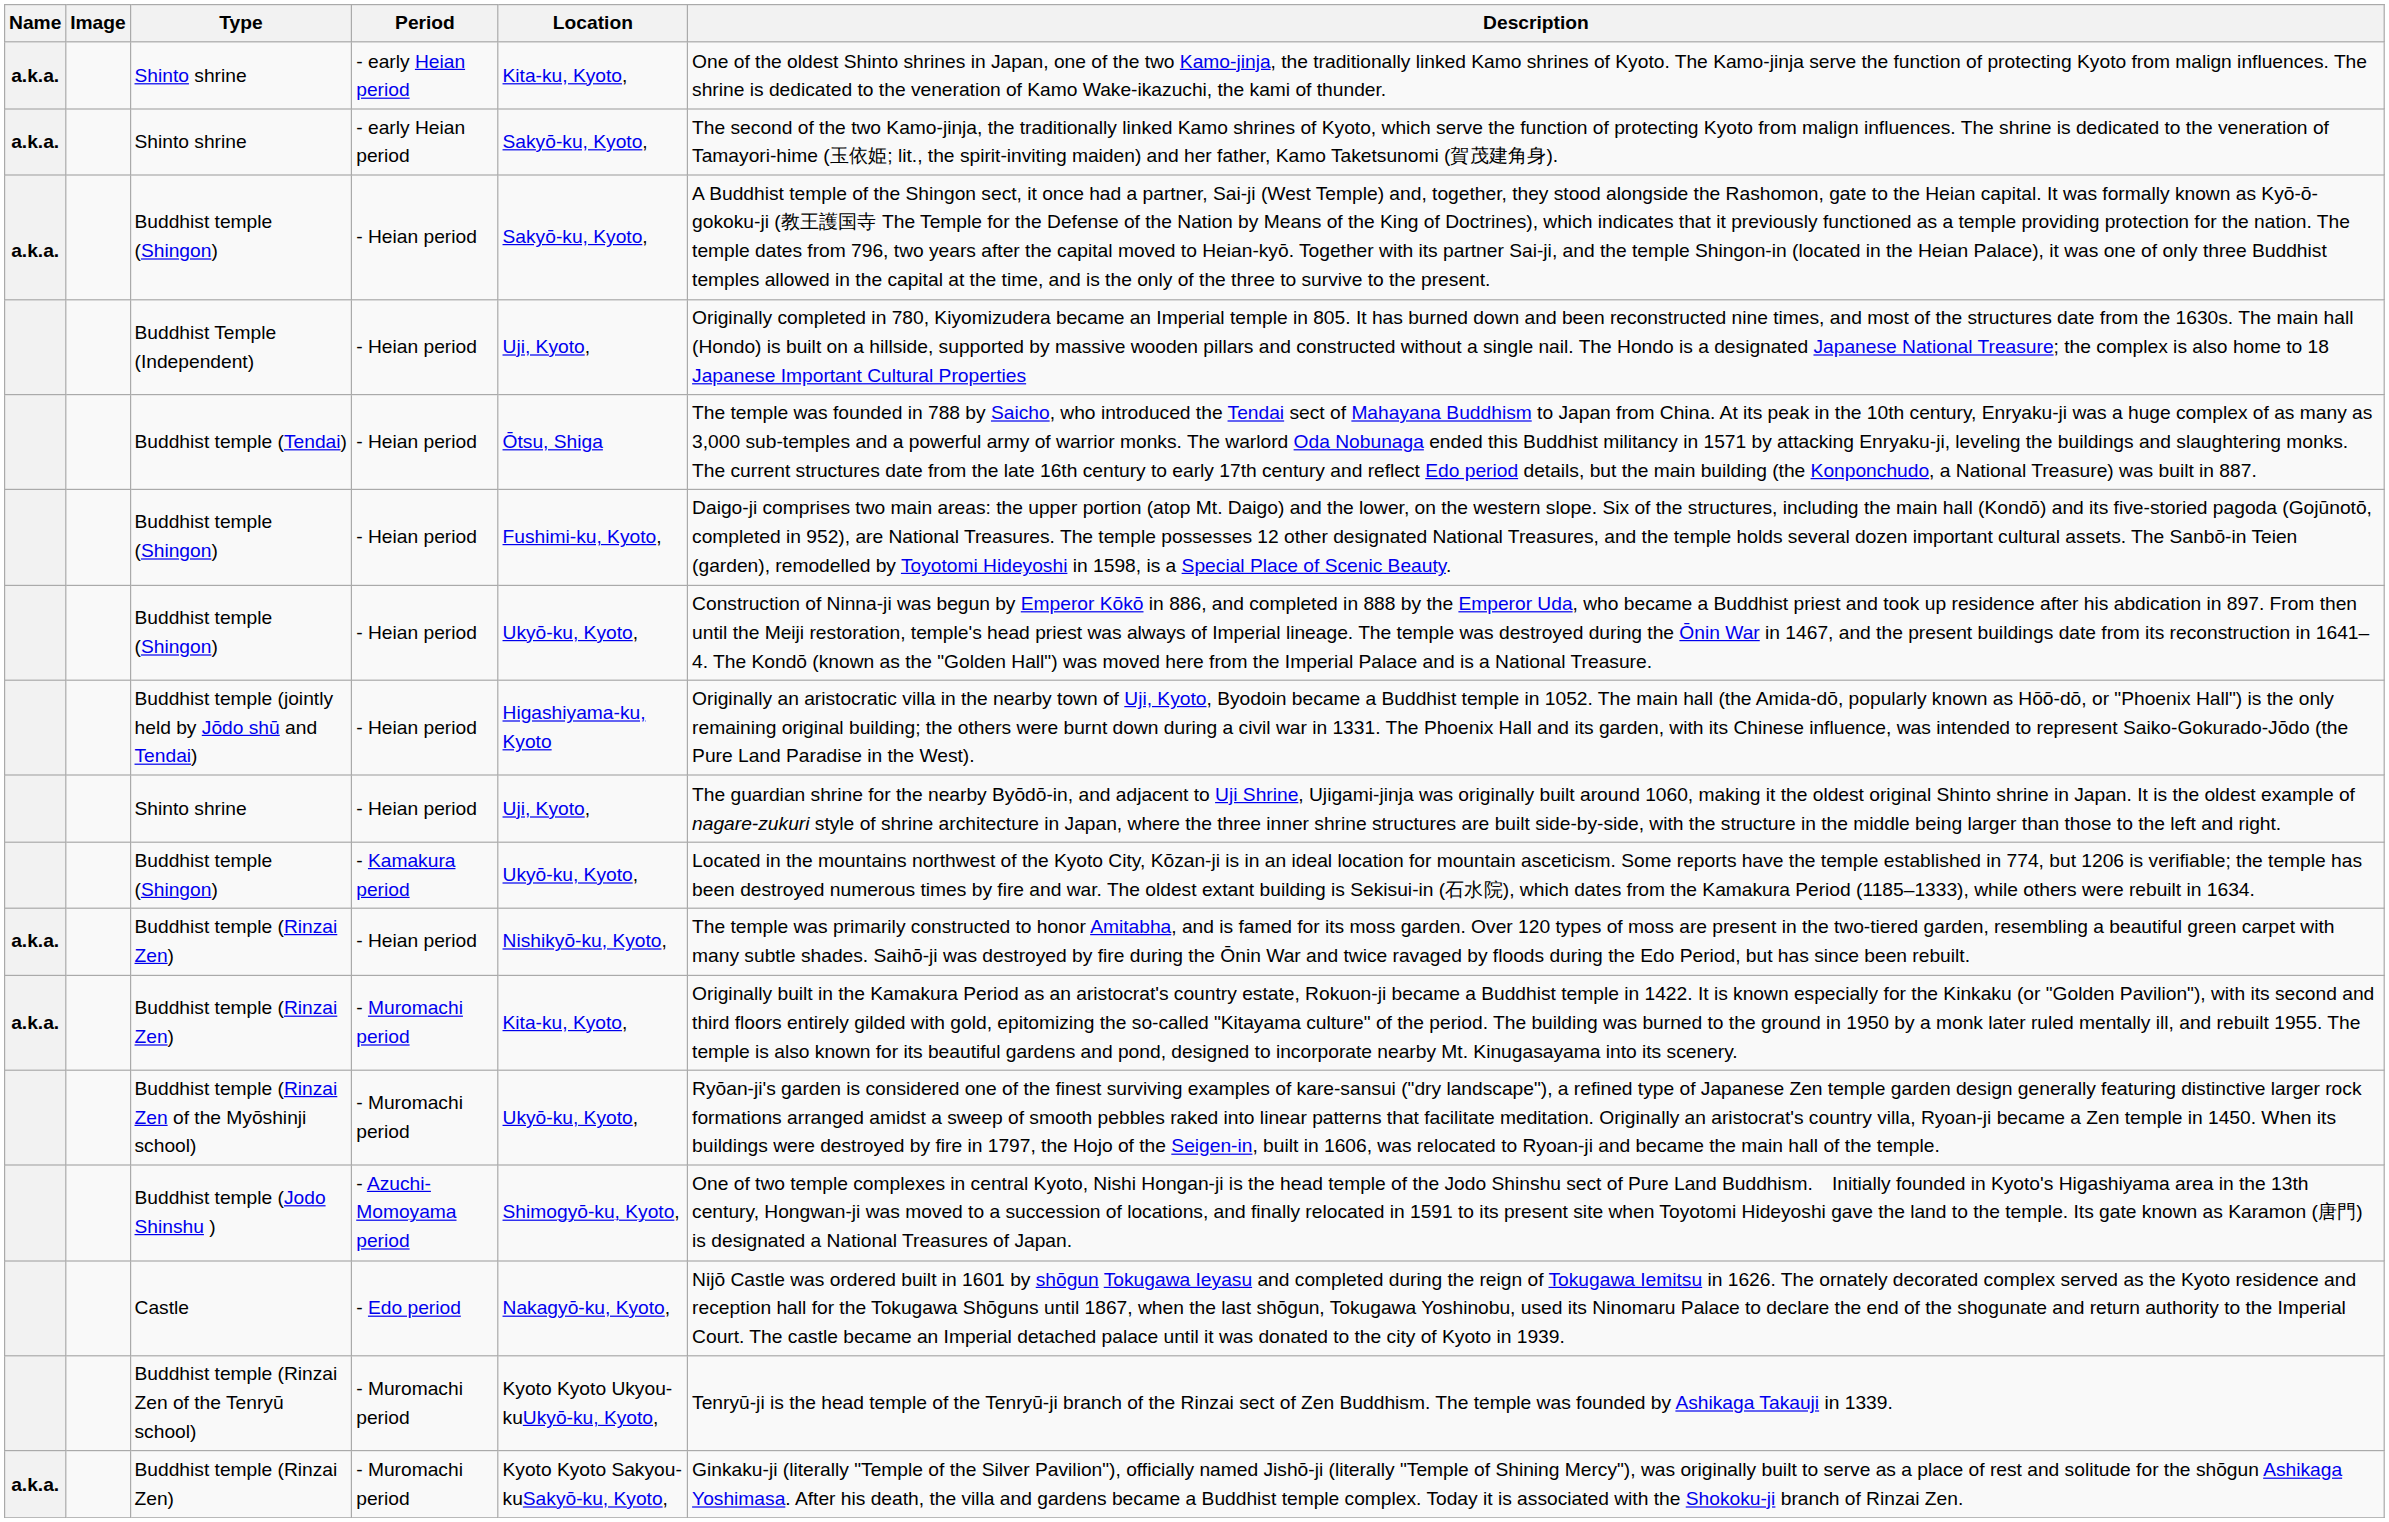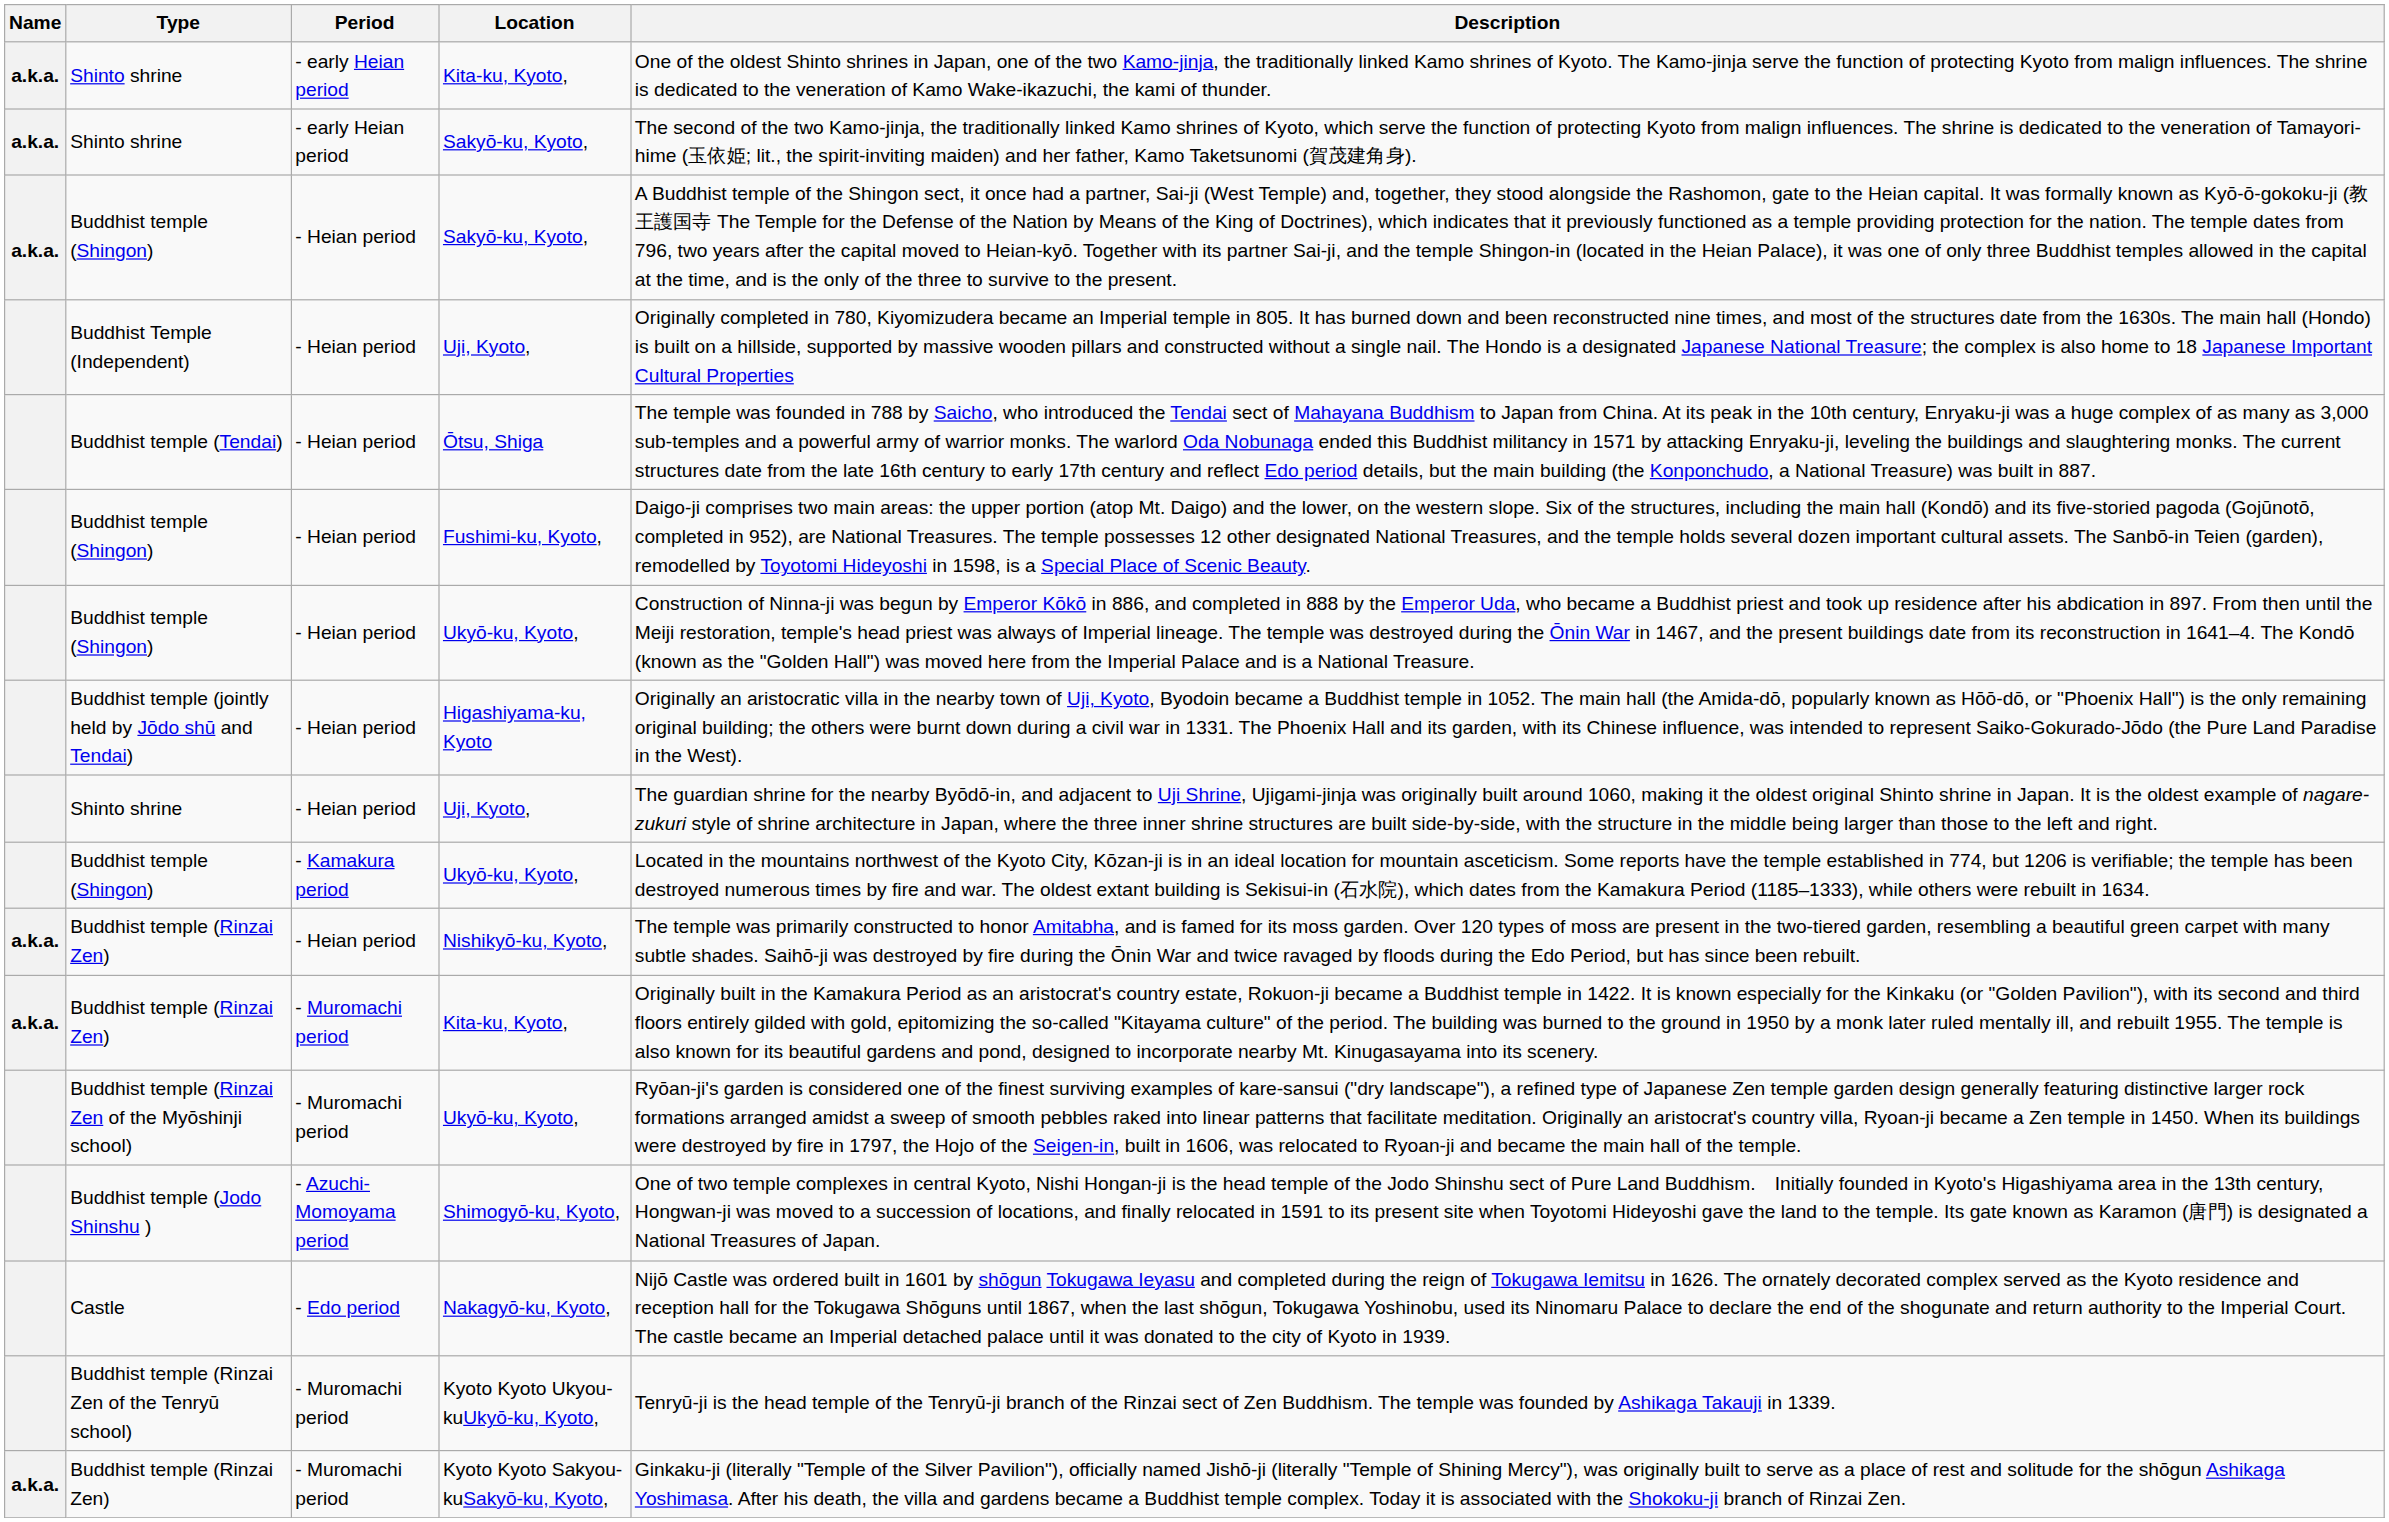- column: (98, 23)
